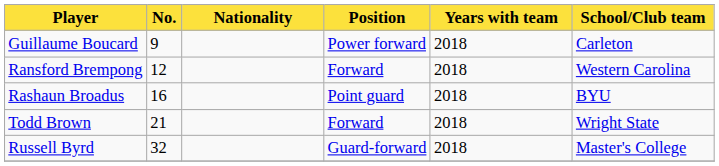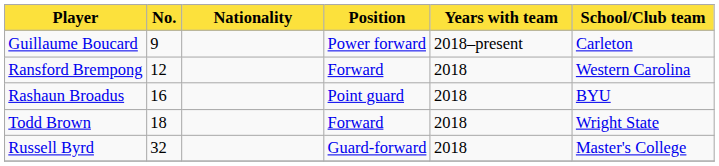(450, 43) 2018 -> (478, 43) 2018–present
(158, 122) 21 -> (158, 122) 18
